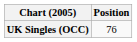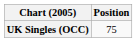(111, 29) 76 -> (111, 29) 75
